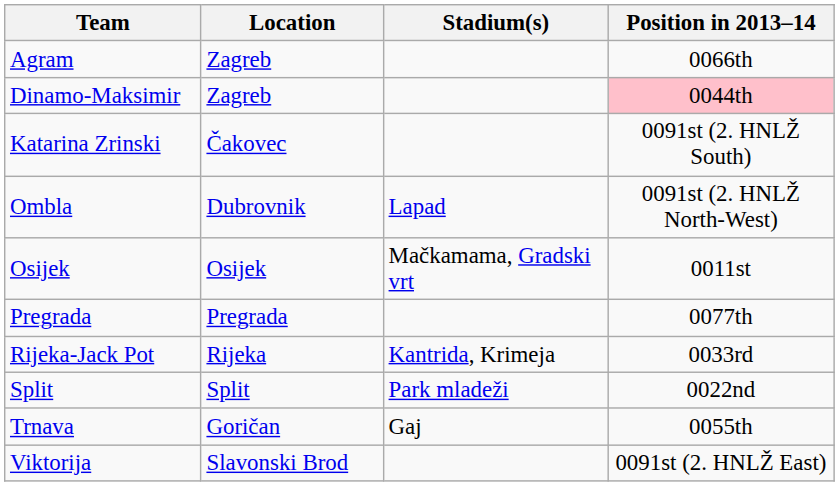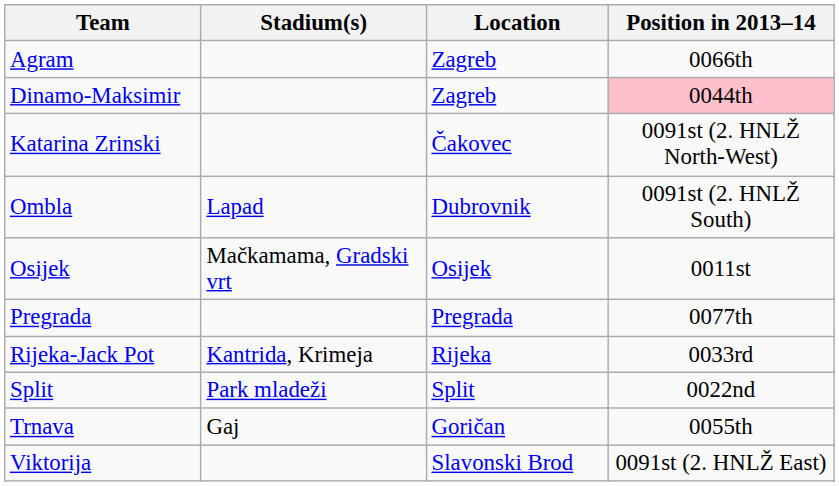columns swapped: (292, 22) <-> (496, 22)
(721, 144) 0091st (2. HNLŽ South) -> (721, 144) 0091st (2. HNLŽ North-West)
(721, 206) 0091st (2. HNLŽ North-West) -> (721, 206) 0091st (2. HNLŽ South)
